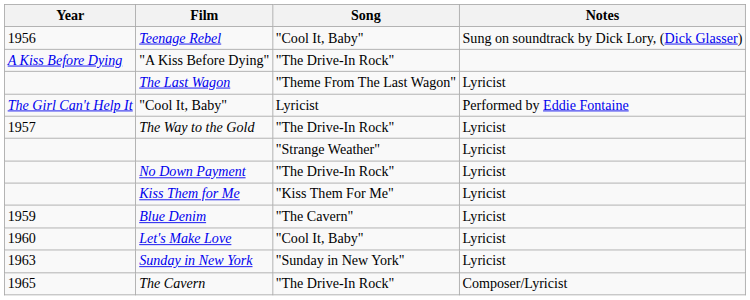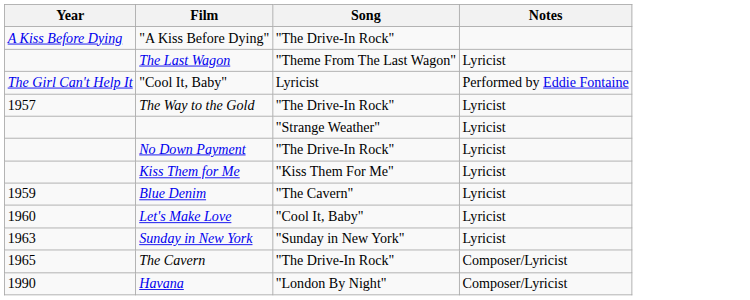- row: (180, 37)
+ row: (162, 283)
